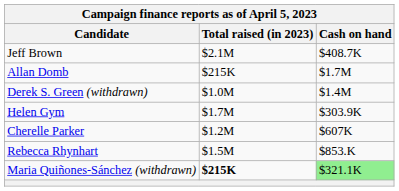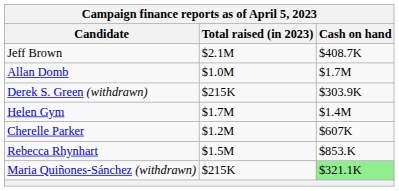(219, 72) $215K -> (218, 72) $1.0M
(218, 92) $1.0M -> (219, 92) $215K
(335, 92) $1.4M -> (340, 92) $303.9K
(340, 111) $303.9K -> (335, 111) $1.4M
(219, 170) bold -> (219, 170) normal
